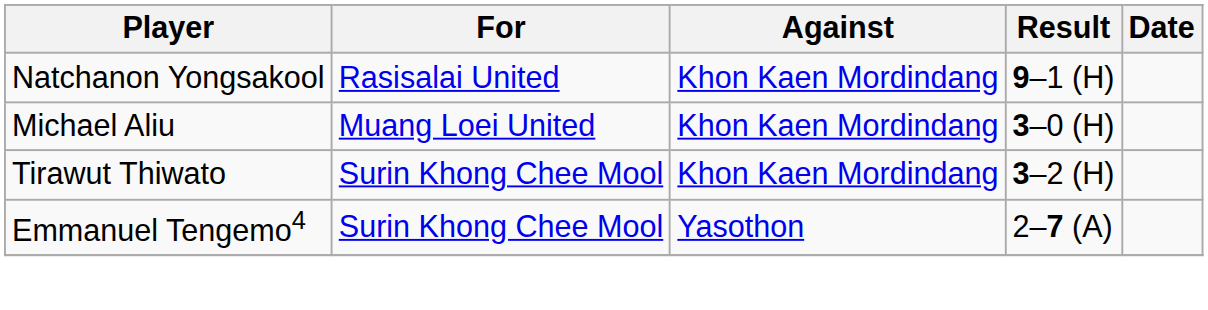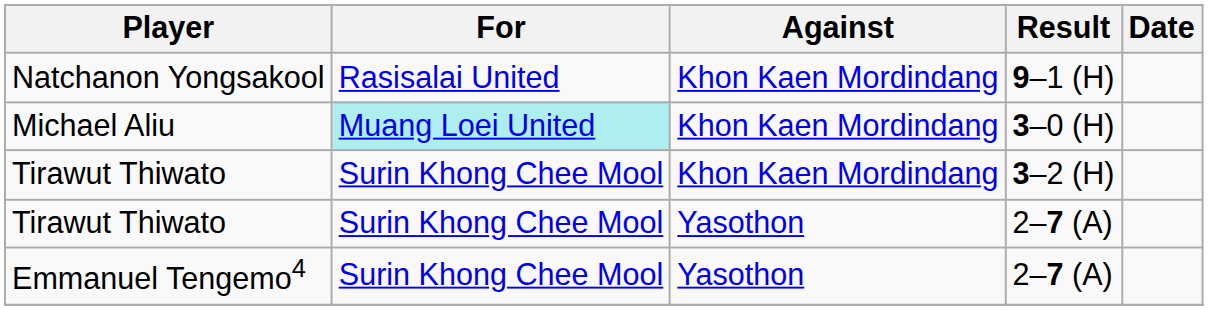(467, 125) no background -> (467, 125) paleturquoise background
+ row: (119, 222)
